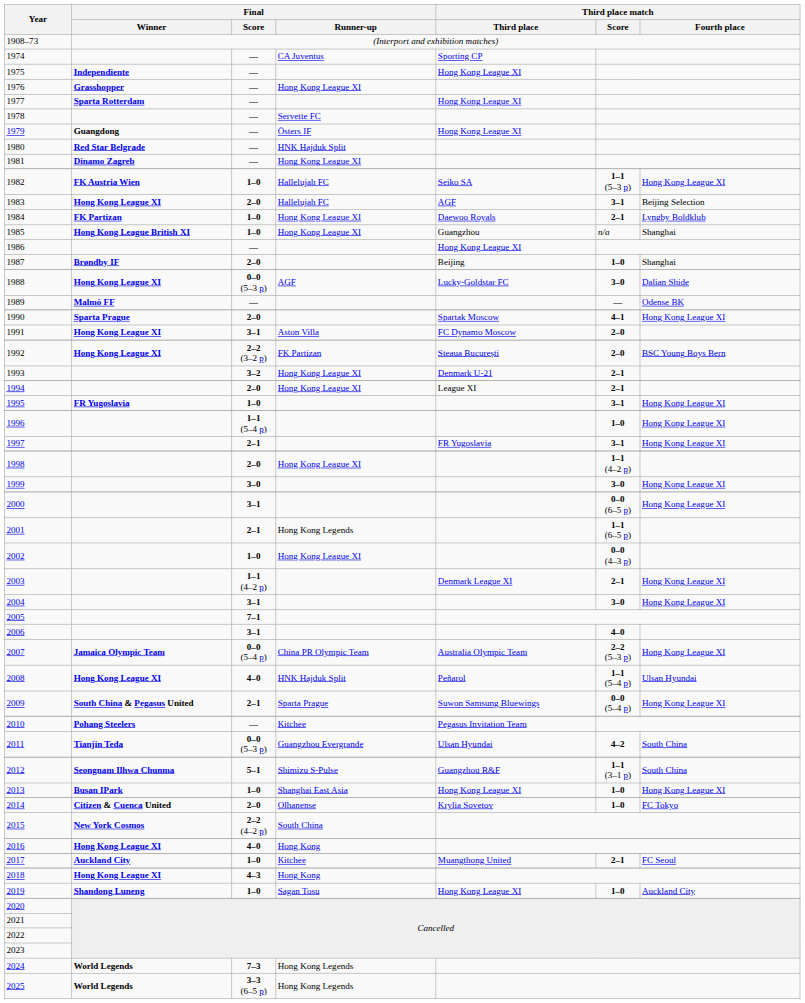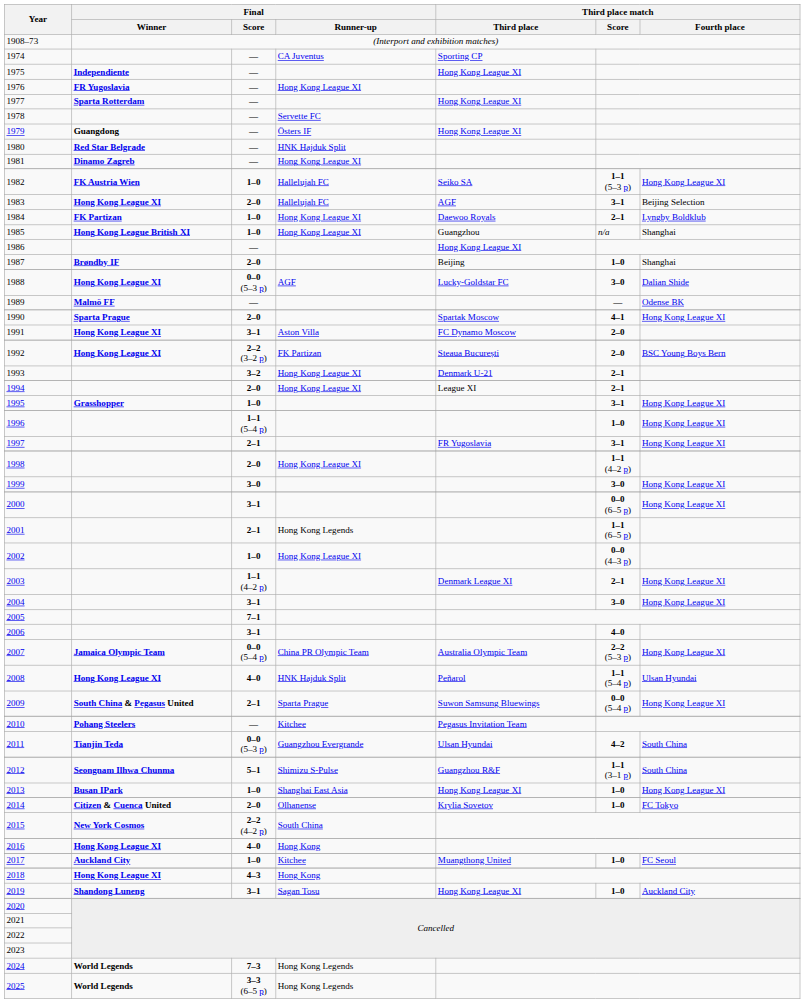(99, 87) Grasshopper -> (102, 87) FR Yugoslavia
(102, 403) FR Yugoslavia -> (99, 403) Grasshopper
(618, 861) 2–1 -> (618, 861) 1–0
(254, 891) 1–0 -> (254, 891) 3–1
